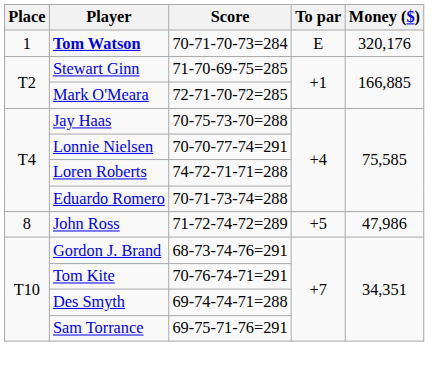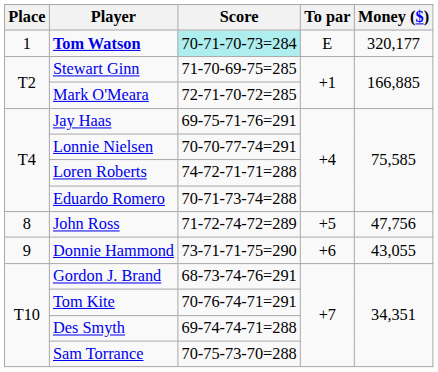(230, 43) no background -> (239, 43) paleturquoise background
(384, 43) 320,176 -> (393, 43) 320,177
(230, 120) 70-75-73-70=288 -> (239, 120) 69-75-71-76=291
(384, 224) 47,986 -> (393, 224) 47,756
+ row: (113, 250)
(230, 328) 69-75-71-76=291 -> (239, 353) 70-75-73-70=288
